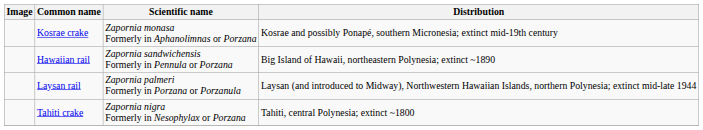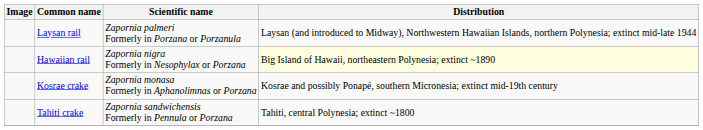rows swapped: (59, 86) <-> (63, 33)
(169, 59) Zapornia sandwichensis Formerly in Pennula or Porzana -> (175, 59) Zapornia nigra Formerly in Nesophylax or Porzana
(378, 59) no background -> (378, 59) lightyellow background
(175, 112) Zapornia nigra Formerly in Nesophylax or Porzana -> (169, 112) Zapornia sandwichensis Formerly in Pennula or Porzana
